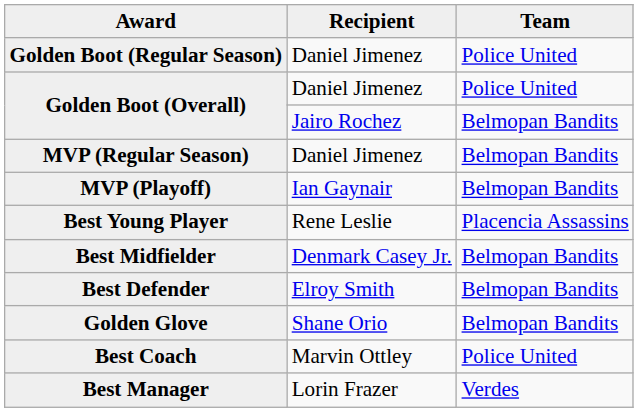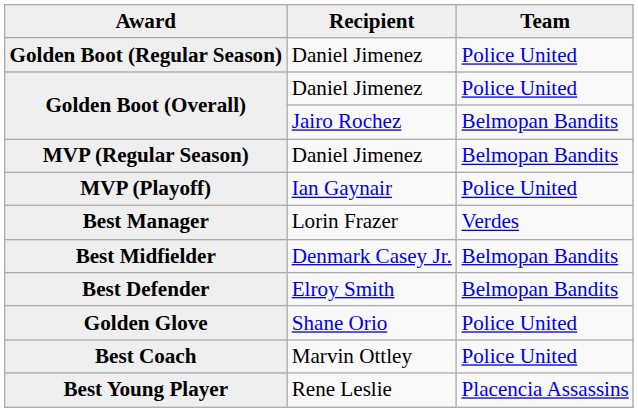(540, 188) Belmopan Bandits -> (519, 188) Police United
rows swapped: (146, 222) <-> (146, 389)
(540, 322) Belmopan Bandits -> (519, 322) Police United
